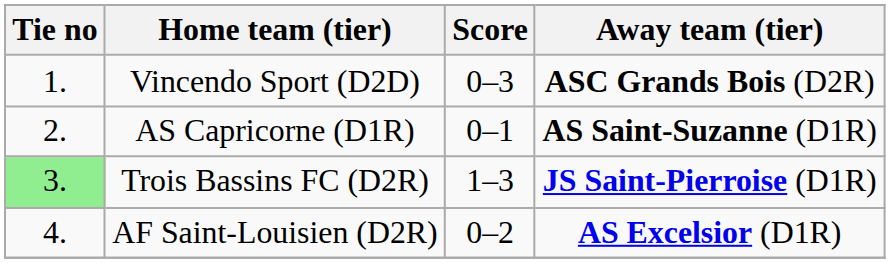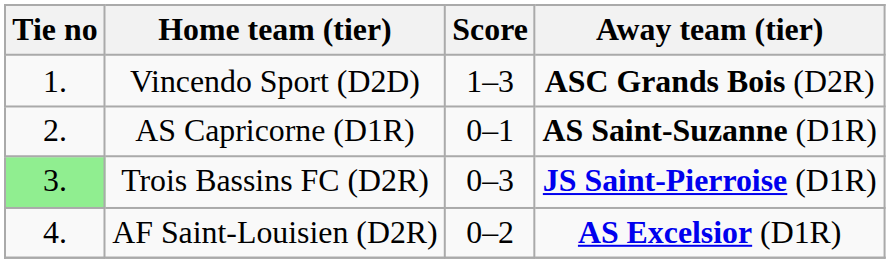(490, 80) 0–3 -> (490, 80) 1–3
(490, 181) 1–3 -> (490, 181) 0–3
